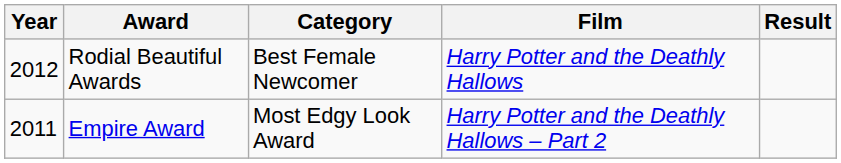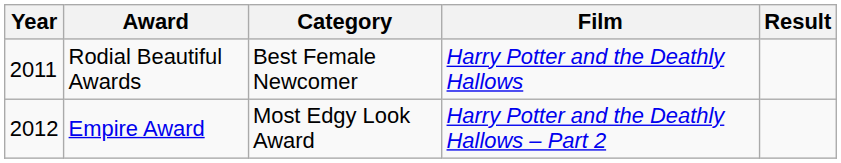(34, 68) 2012 -> (33, 68) 2011
(33, 128) 2011 -> (34, 128) 2012
